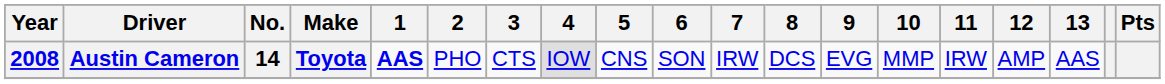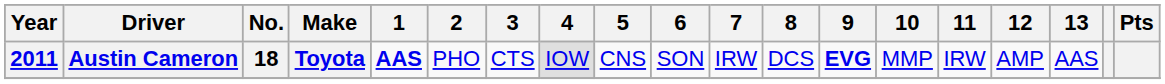(35, 59) 2008 -> (34, 59) 2011
(268, 59) 14 -> (266, 59) 18
(849, 59) normal -> (848, 59) bold
